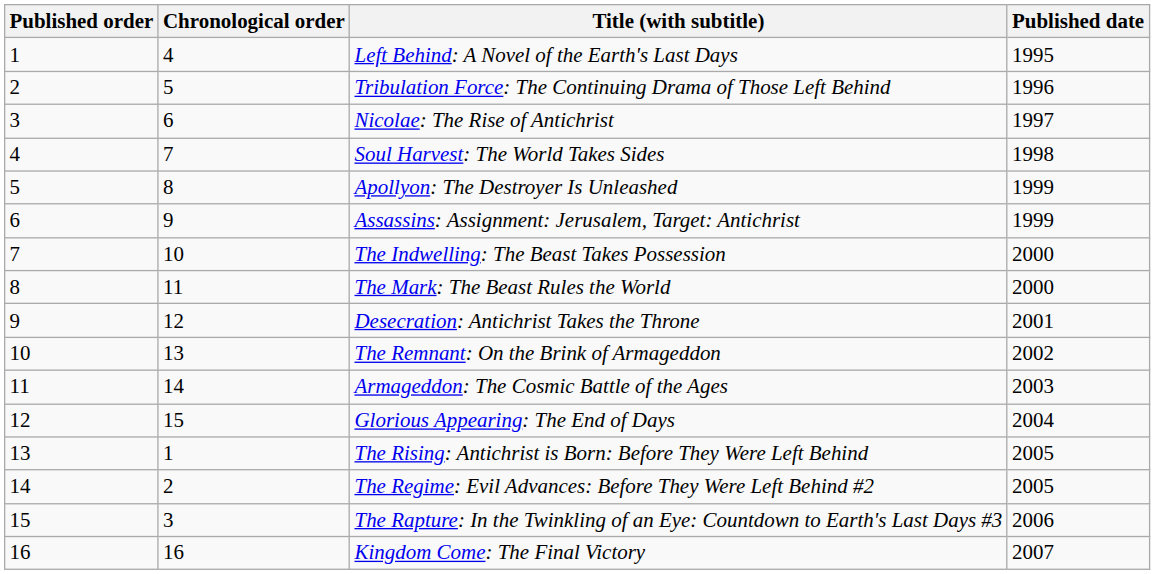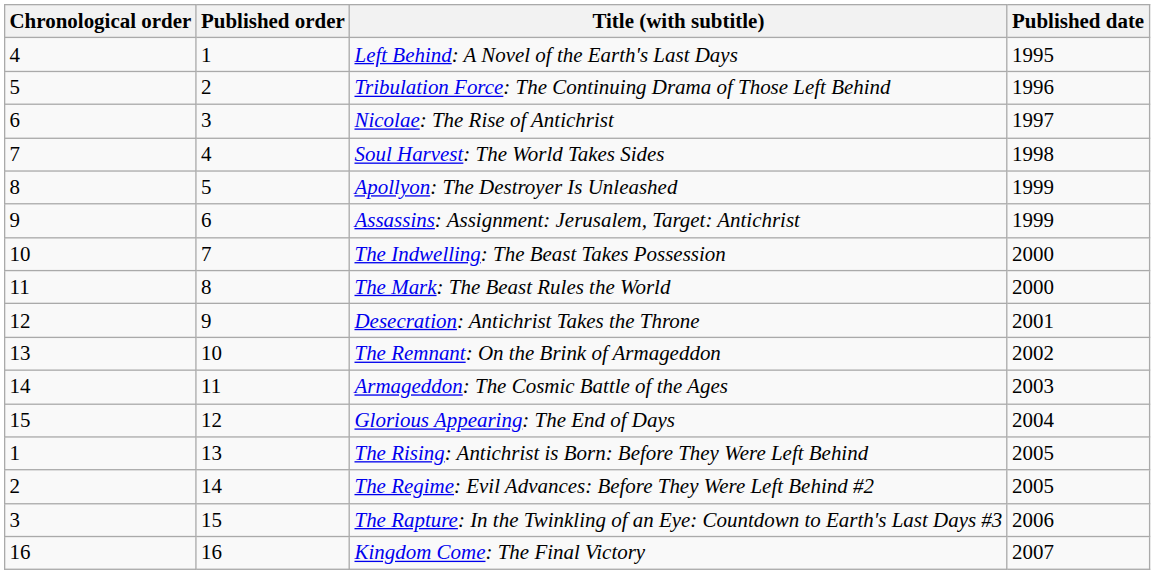columns swapped: (81, 21) <-> (254, 21)
